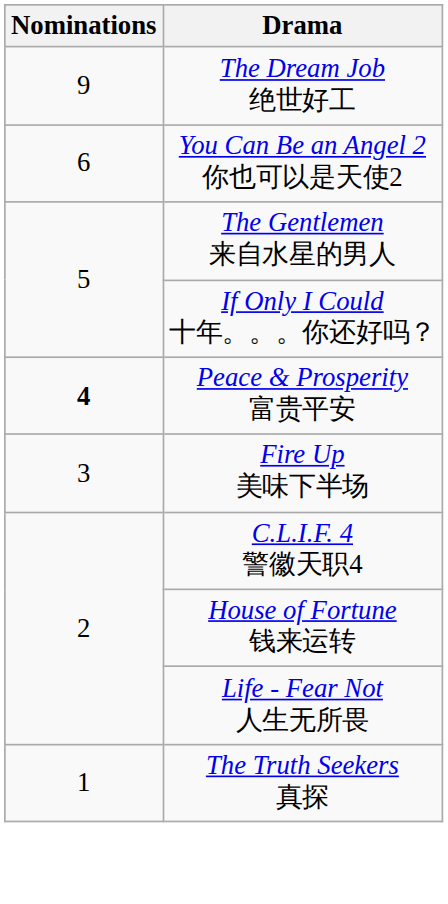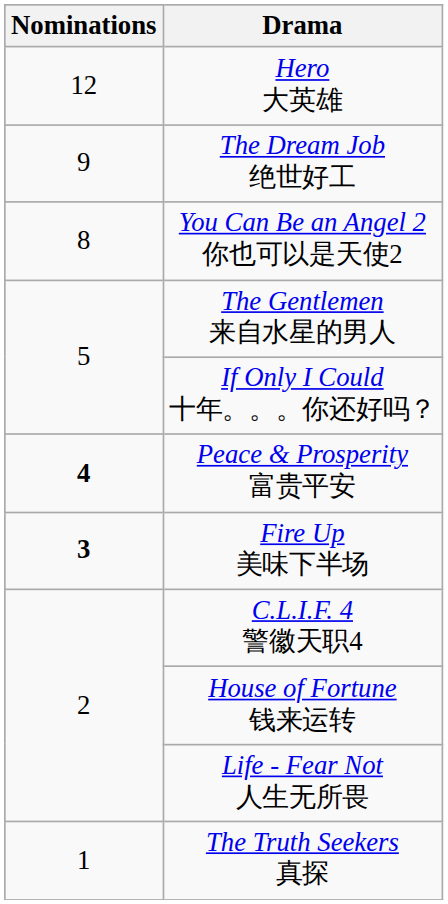+ row: (302, 83)
(84, 163) 6 -> (84, 240) 8
(84, 472) normal -> (84, 550) bold
